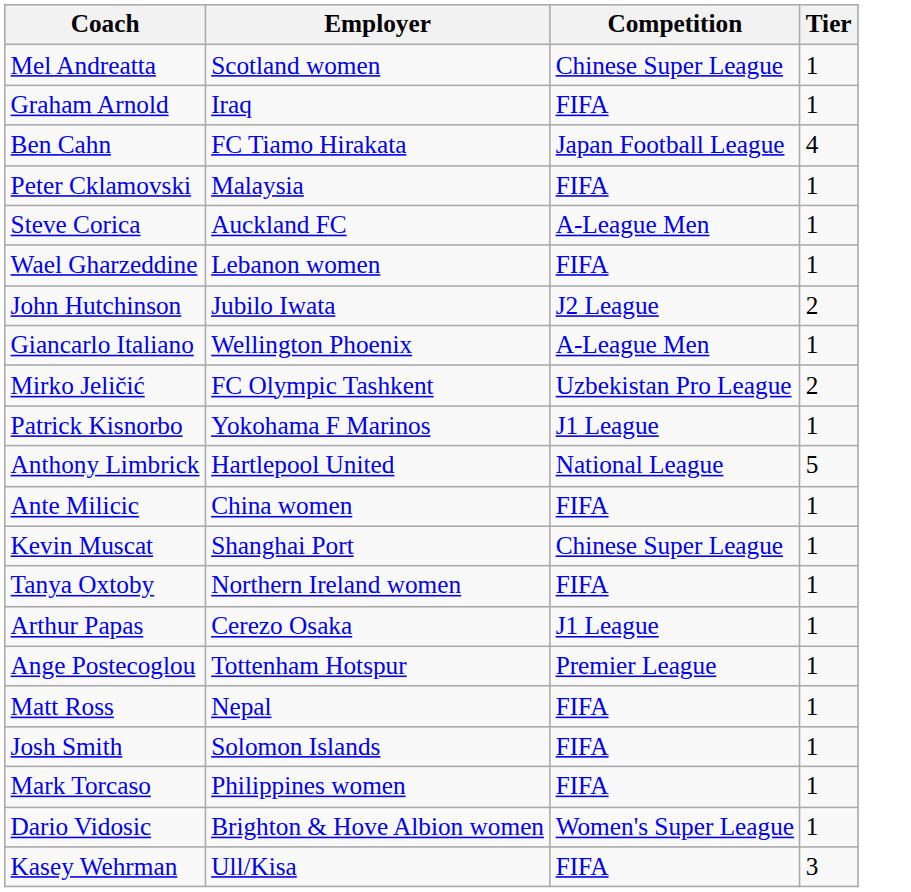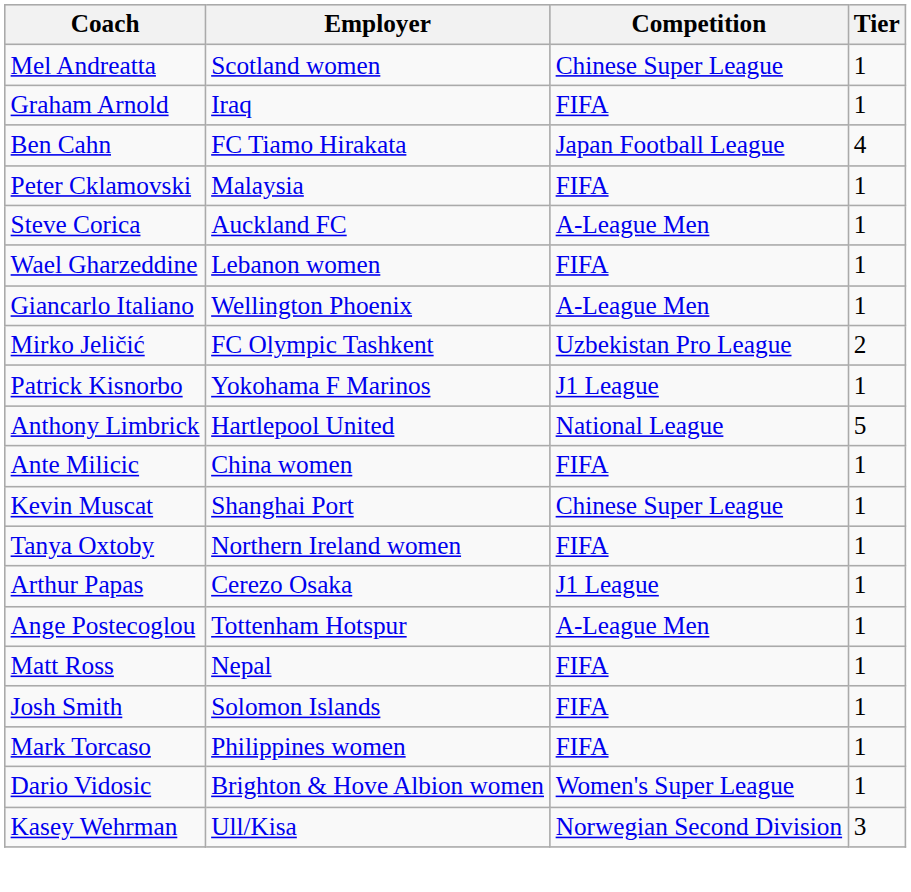- row: (96, 305)
(636, 666) Premier League -> (633, 625) A-League Men
(582, 866) FIFA -> (699, 826) Norwegian Second Division
